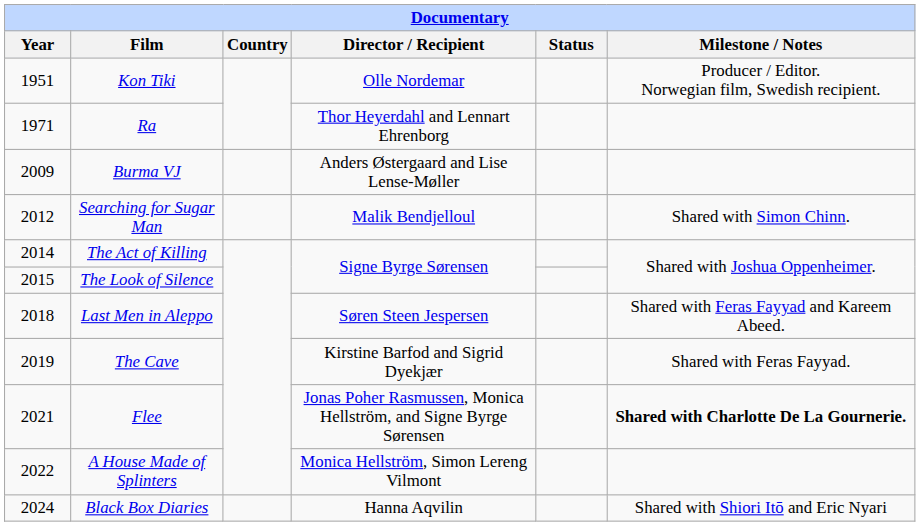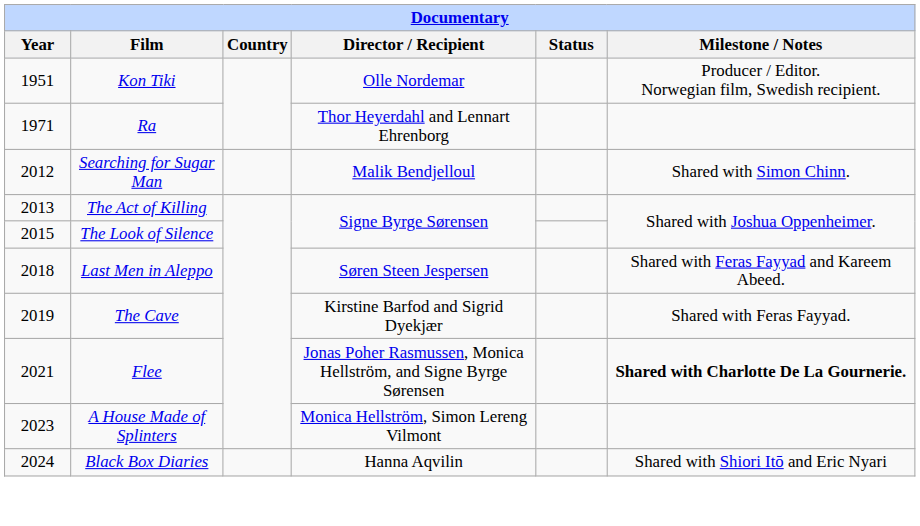- row: (147, 171)
(37, 253) 2014 -> (37, 207) 2013
(37, 471) 2022 -> (37, 426) 2023
